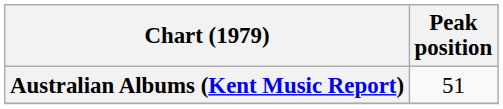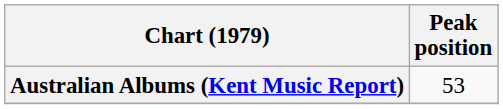(453, 84) 51 -> (453, 84) 53
